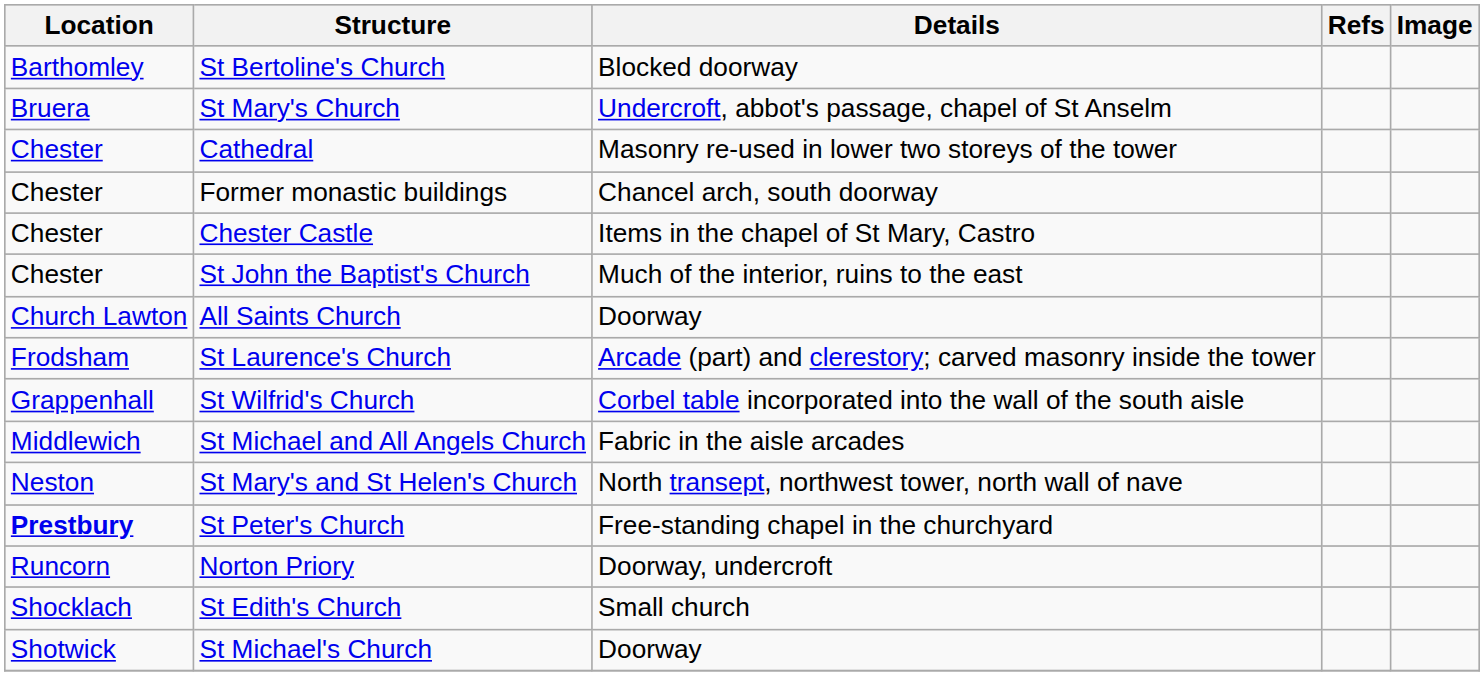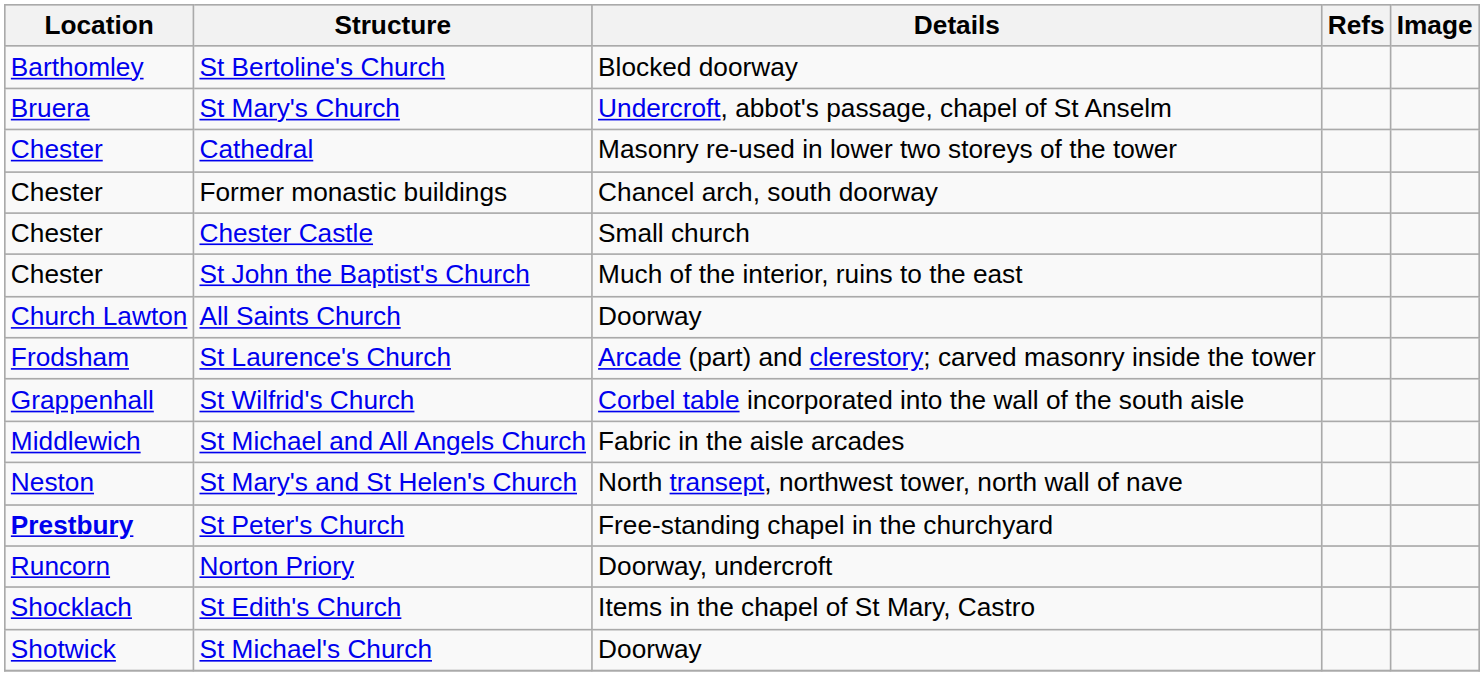(817, 233) Items in the chapel of St Mary, Castro -> (674, 233) Small church
(674, 607) Small church -> (817, 607) Items in the chapel of St Mary, Castro
